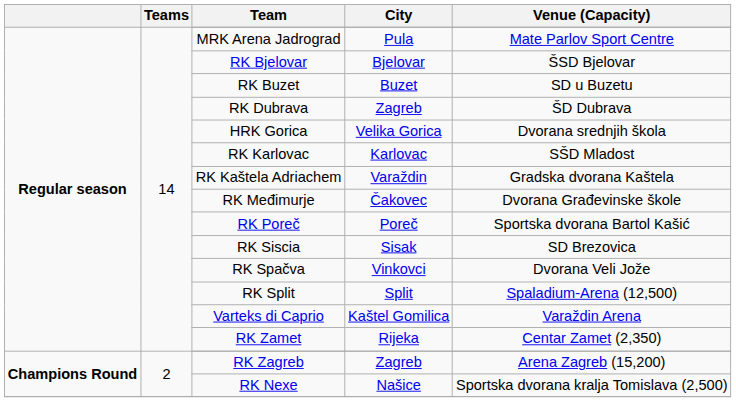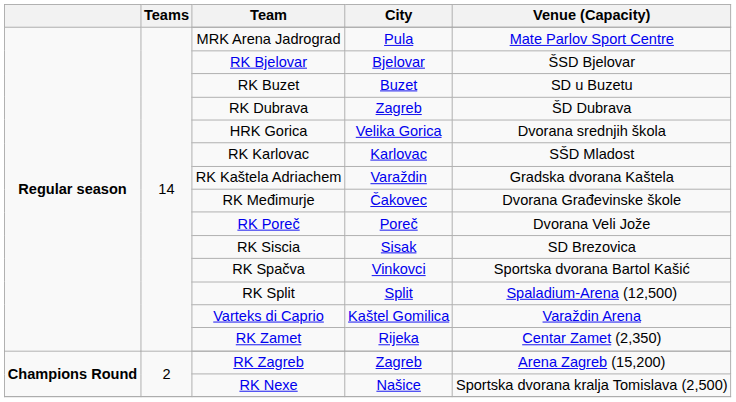(592, 223) Sportska dvorana Bartol Kašić -> (592, 223) Dvorana Veli Jože
(592, 270) Dvorana Veli Jože -> (592, 270) Sportska dvorana Bartol Kašić
